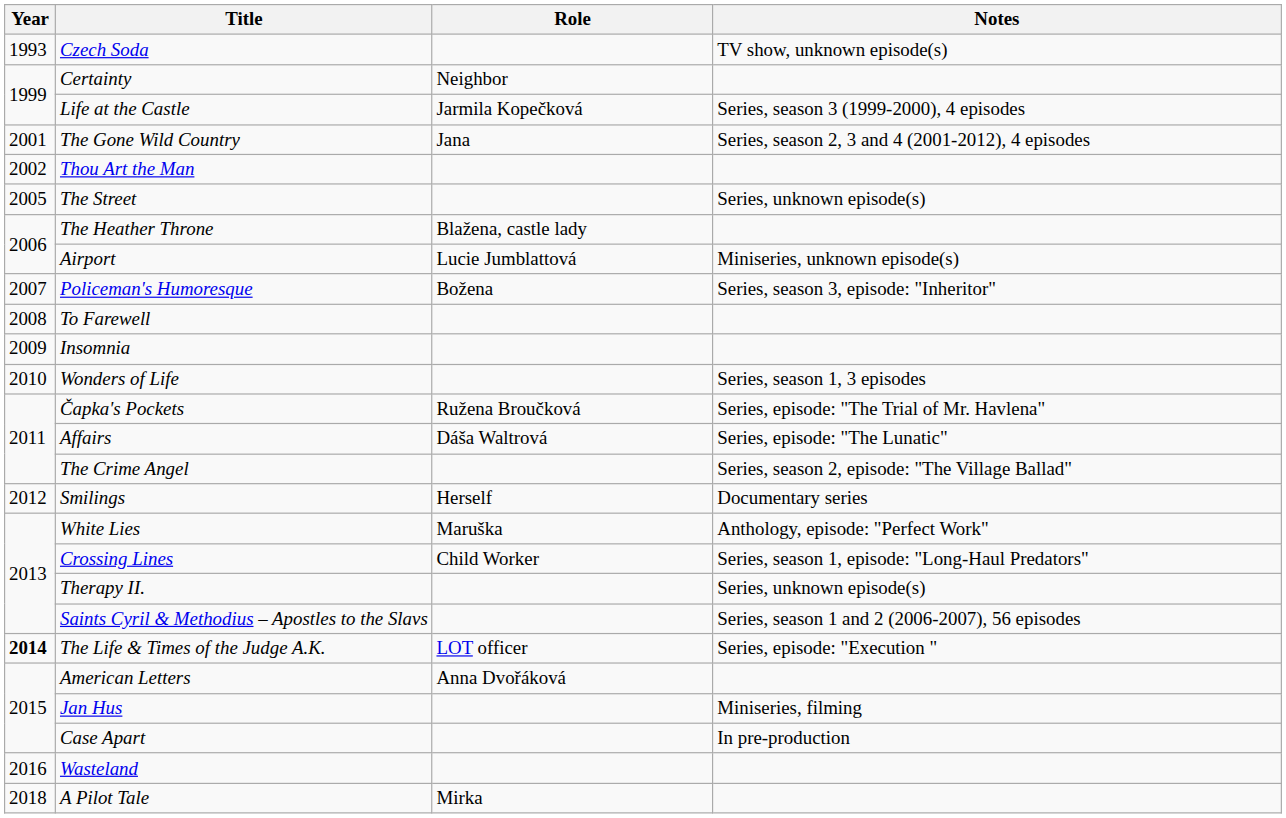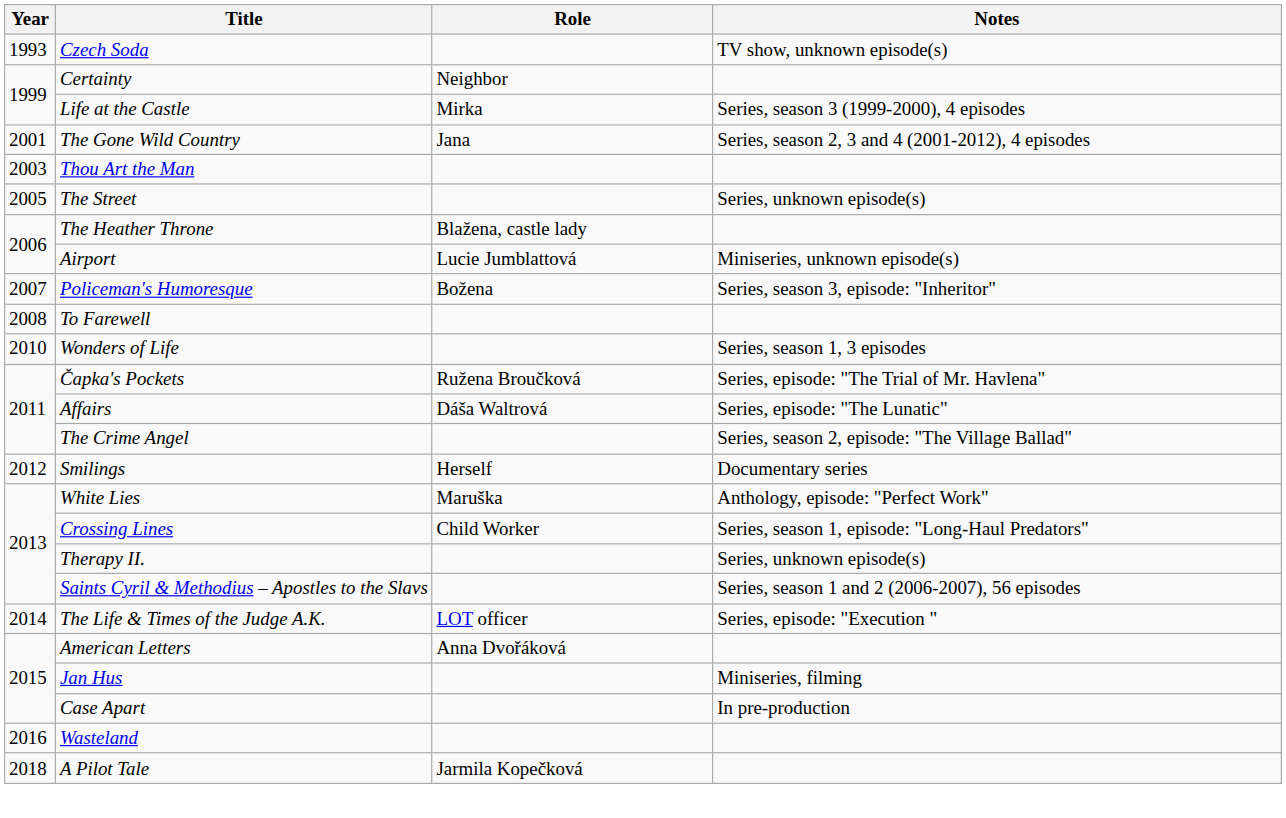(510, 109) Jarmila Kopečková -> (460, 109) Mirka
(28, 169) 2002 -> (28, 169) 2003
- row: (95, 348)
(28, 648) bold -> (28, 618) normal
(460, 797) Mirka -> (510, 768) Jarmila Kopečková
